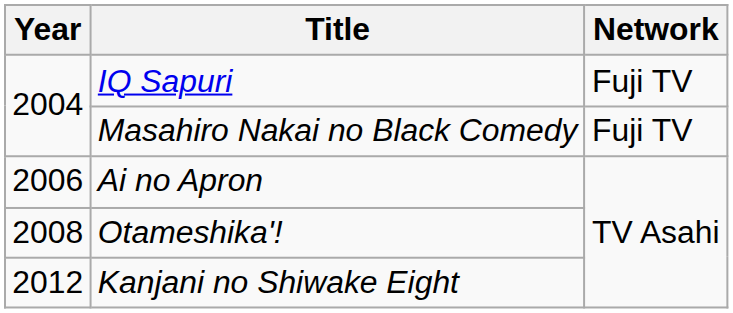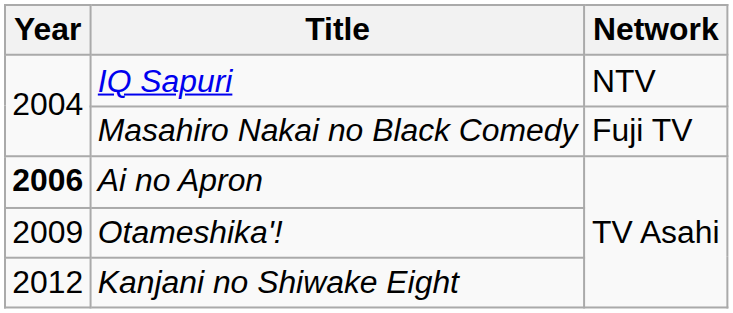(642, 80) Fuji TV -> (624, 80) NTV
(48, 181) normal -> (48, 181) bold
(48, 231) 2008 -> (48, 231) 2009
